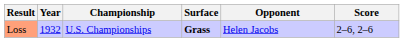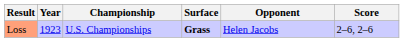(50, 29) 1932 -> (50, 29) 1923
